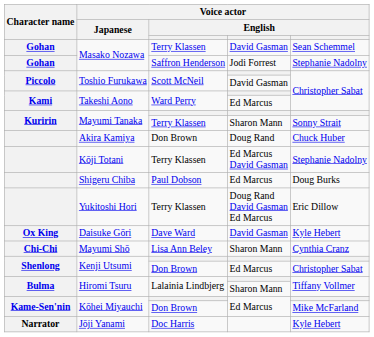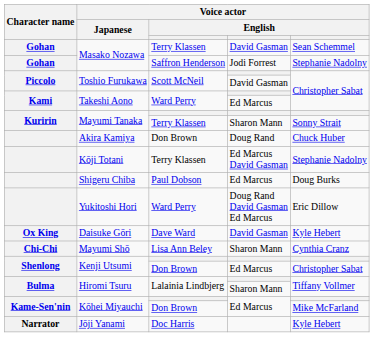(178, 206) Terry Klassen -> (174, 206) Ward Perry
